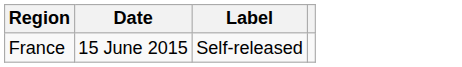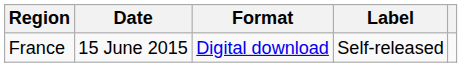+ column: (263, 18)
